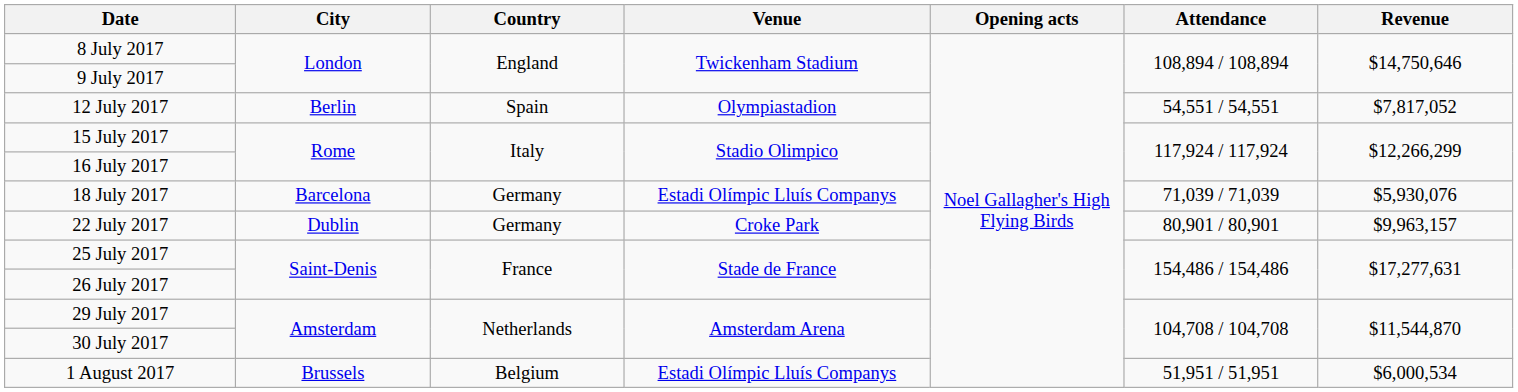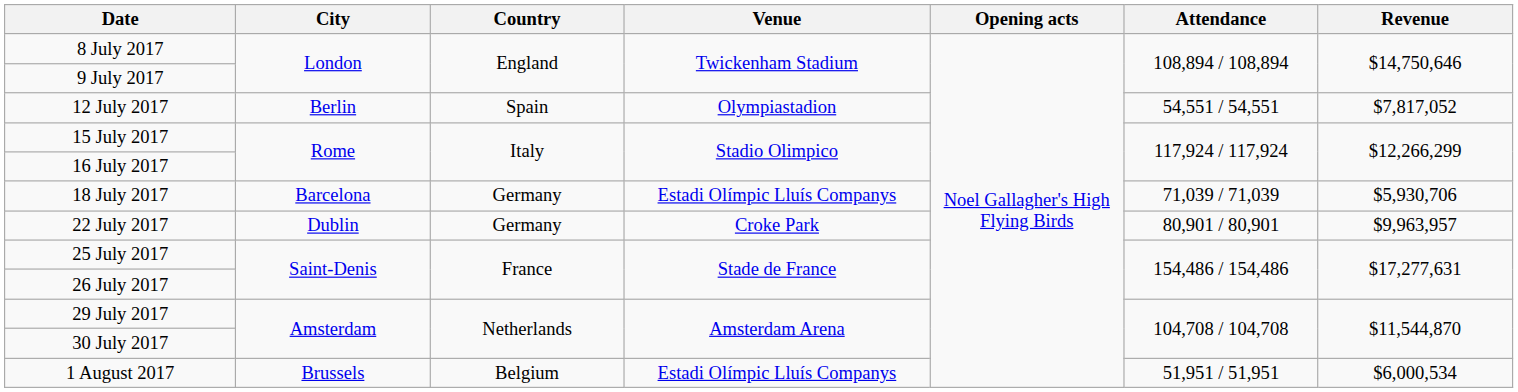(1415, 195) $5,930,076 -> (1415, 195) $5,930,706
(1415, 225) $9,963,157 -> (1415, 225) $9,963,957
